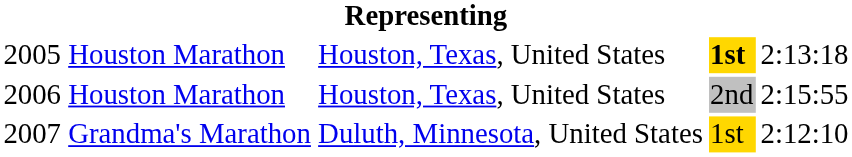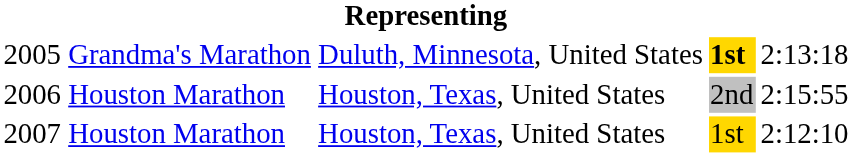(177, 54) Houston Marathon -> (190, 54) Grandma's Marathon
(492, 54) Houston, Texas, United States -> (511, 54) Duluth, Minnesota, United States
(190, 134) Grandma's Marathon -> (177, 134) Houston Marathon
(511, 134) Duluth, Minnesota, United States -> (492, 134) Houston, Texas, United States
